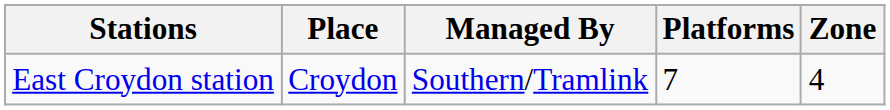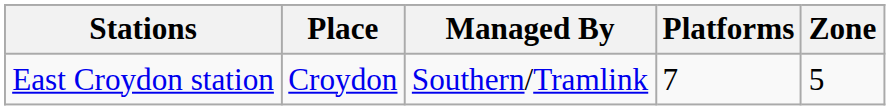(816, 78) 4 -> (816, 78) 5
